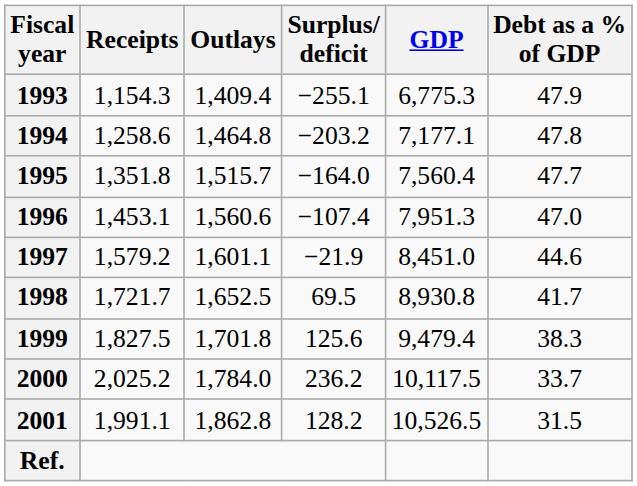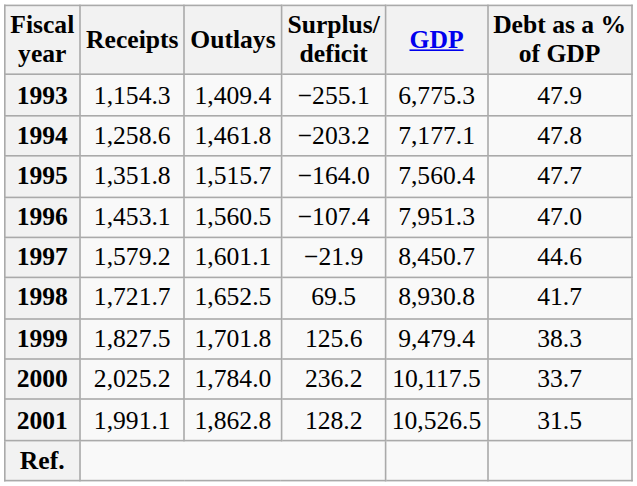(233, 135) 1,464.8 -> (233, 135) 1,461.8
(233, 216) 1,560.6 -> (233, 216) 1,560.5
(437, 257) 8,451.0 -> (437, 257) 8,450.7
